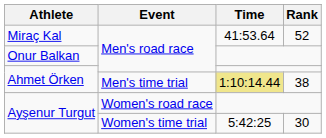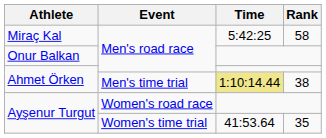(250, 36) 41:53.64 -> (249, 36) 5:42:25
(302, 36) 52 -> (302, 36) 58
(249, 124) 5:42:25 -> (250, 124) 41:53.64
(302, 124) 30 -> (302, 124) 35
